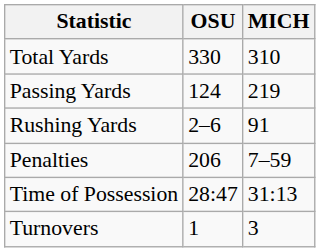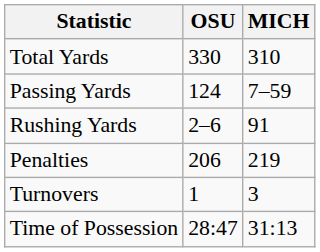(264, 90) 219 -> (270, 90) 7–59
(270, 159) 7–59 -> (264, 159) 219
rows swapped: (54, 228) <-> (94, 194)
